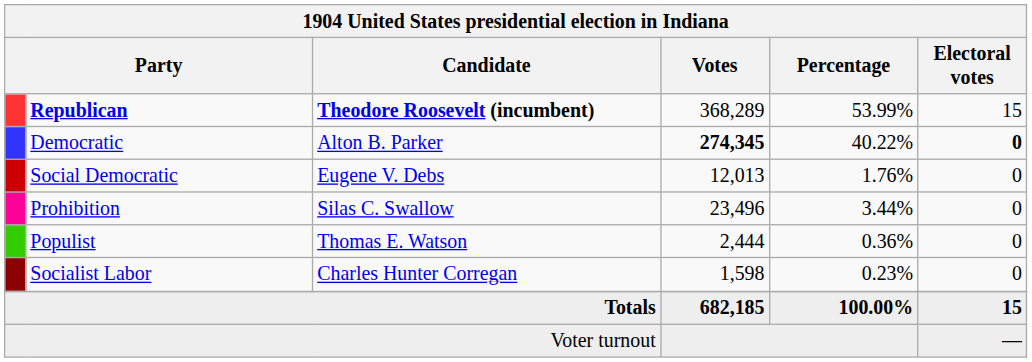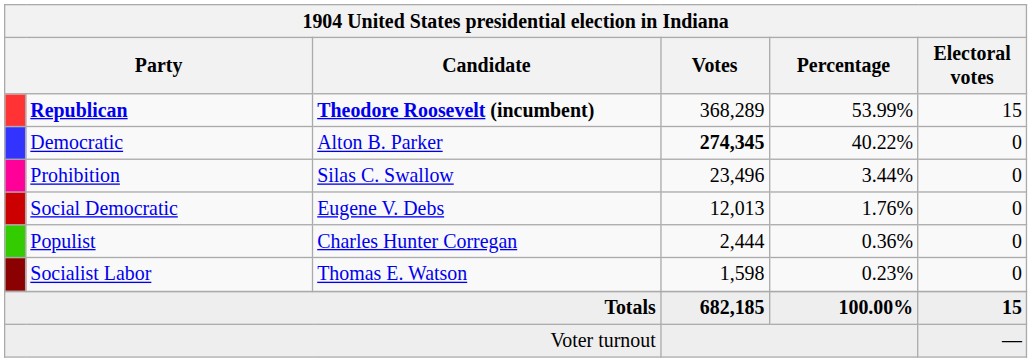(1017, 143) bold -> (1017, 143) normal
rows swapped: (75, 208) <-> (104, 176)
(392, 241) Thomas E. Watson -> (417, 241) Charles Hunter Corregan
(417, 274) Charles Hunter Corregan -> (392, 274) Thomas E. Watson
